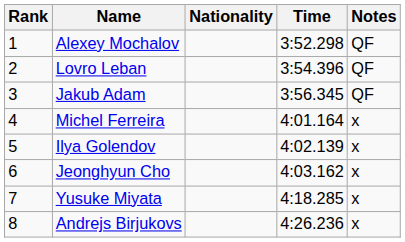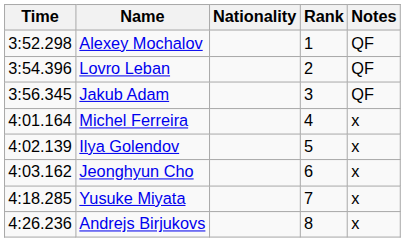columns swapped: (28, 17) <-> (312, 17)
